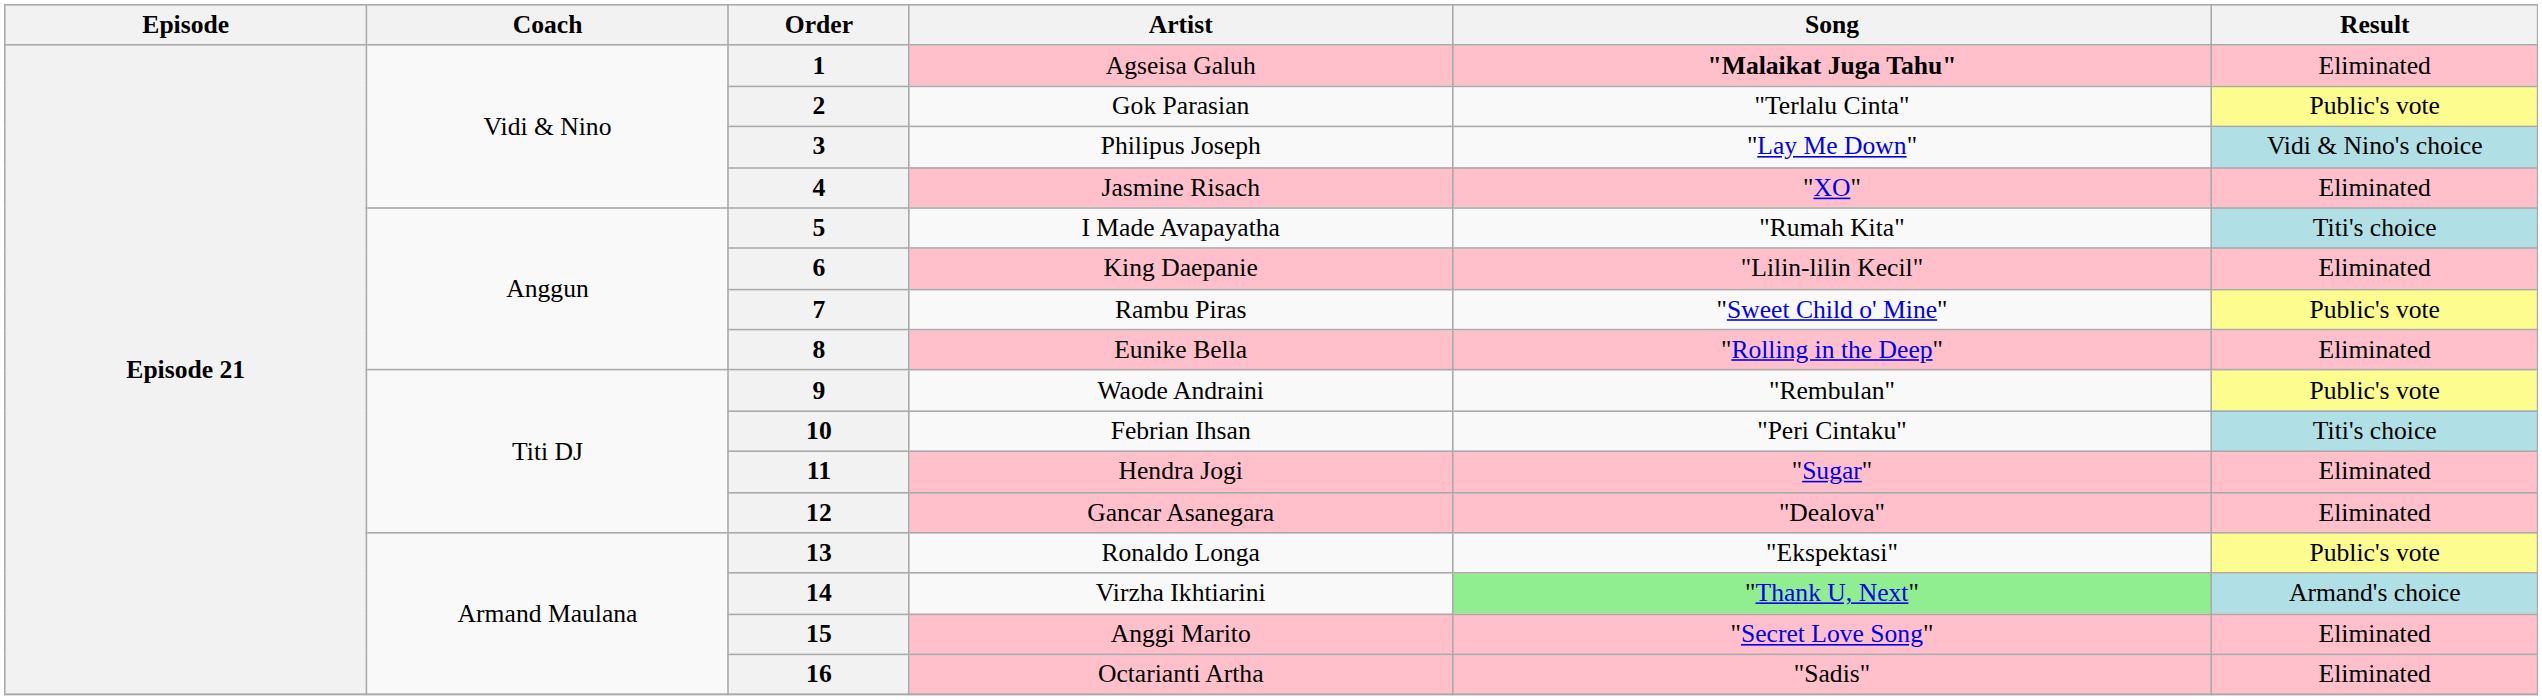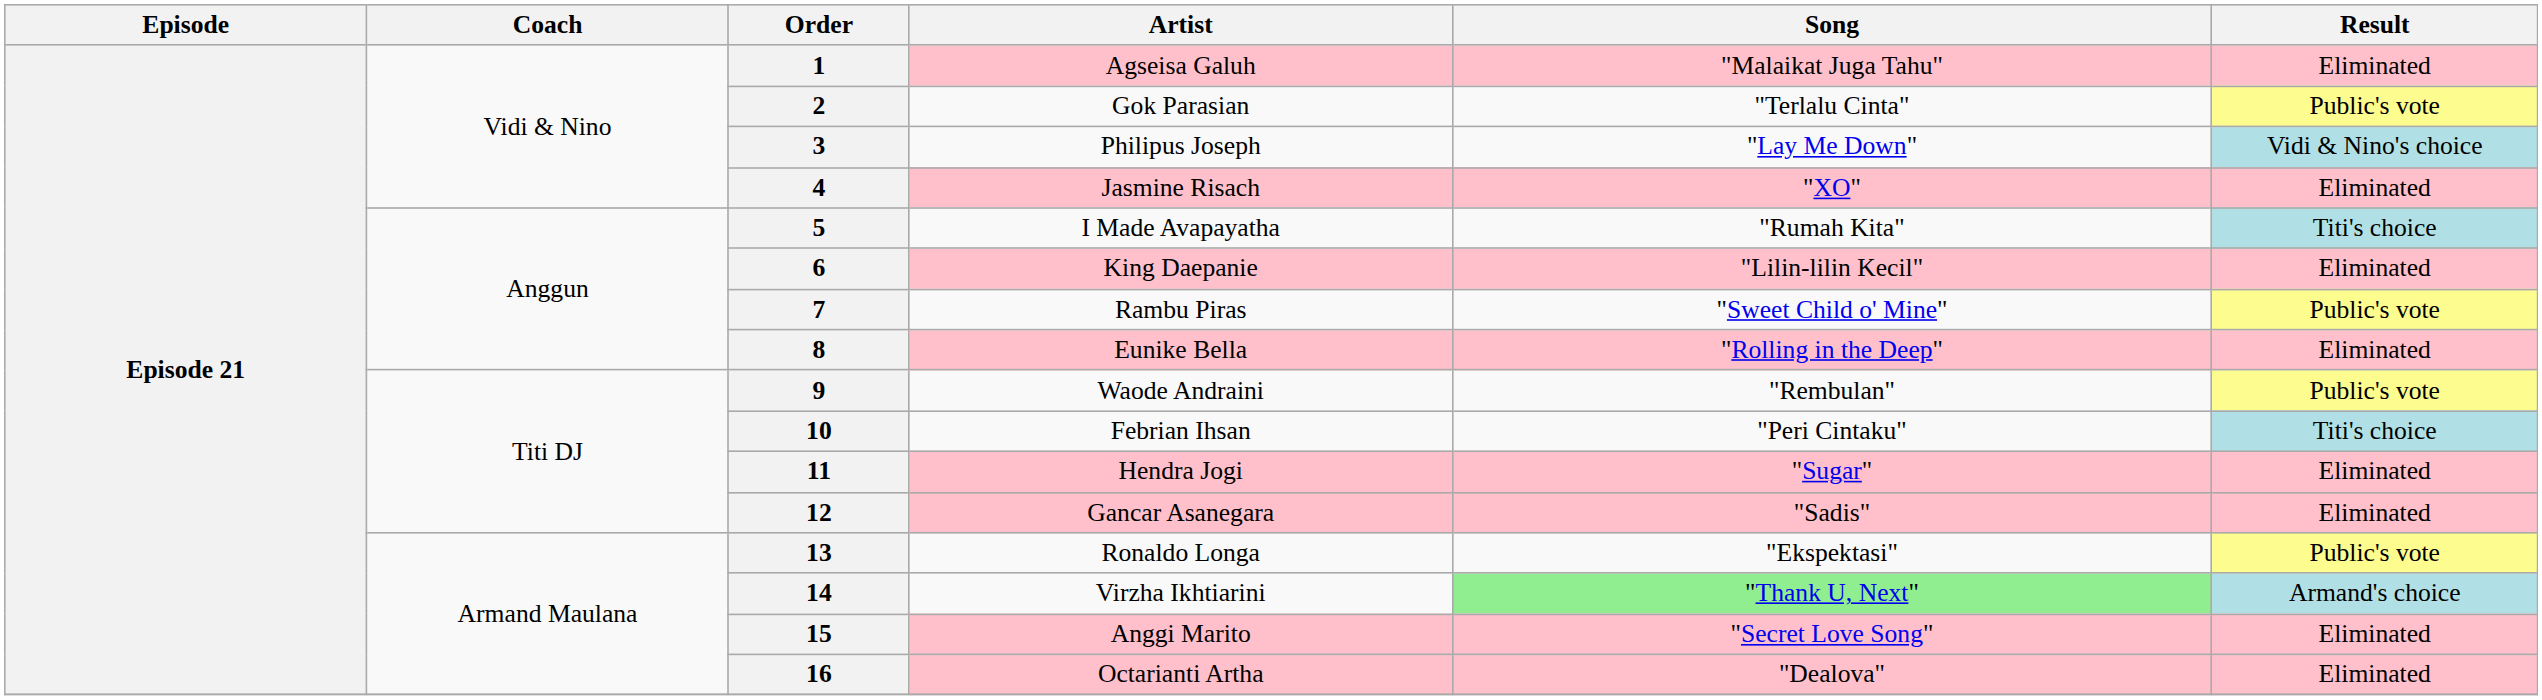(1832, 65) bold -> (1832, 65) normal
(1832, 512) "Dealova" -> (1832, 512) "Sadis"
(1832, 674) "Sadis" -> (1832, 674) "Dealova"
